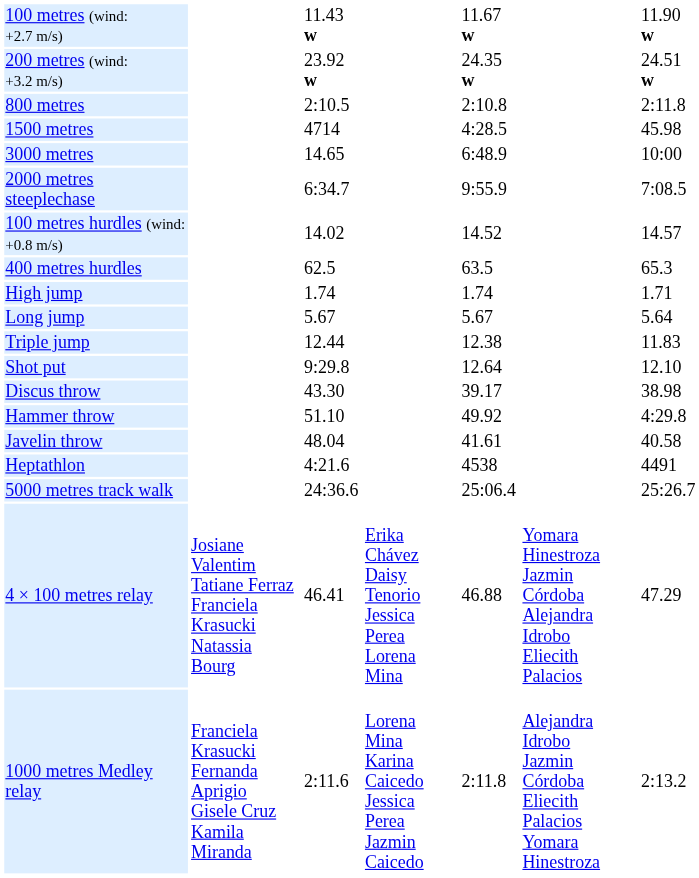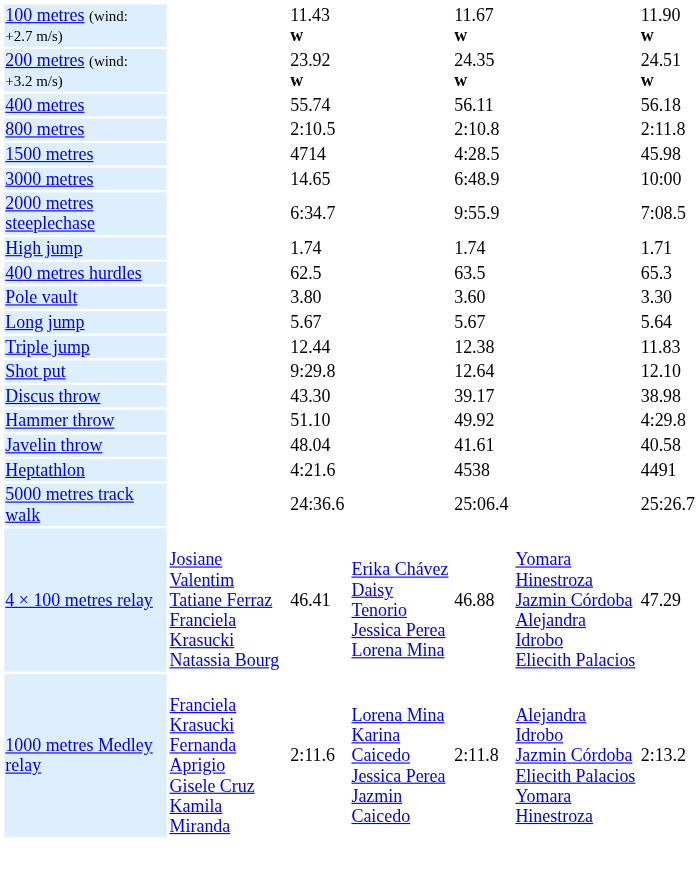+ row: (45, 104)
- row: (95, 233)
rows swapped: (74, 268) <-> (44, 293)
+ row: (41, 297)
